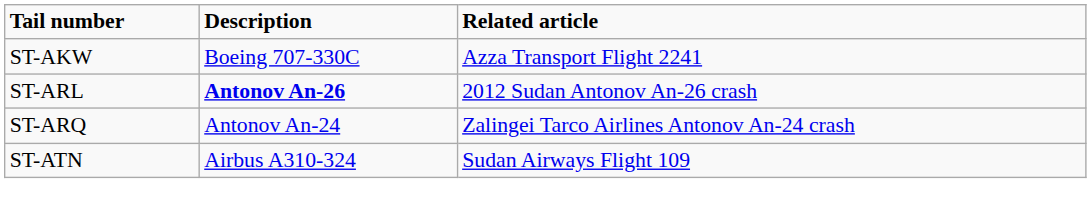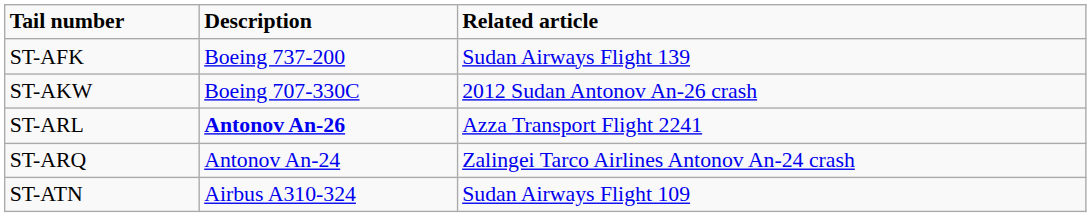+ row: (47, 56)
(582, 56) Azza Transport Flight 2241 -> (610, 90) 2012 Sudan Antonov An-26 crash
(610, 90) 2012 Sudan Antonov An-26 crash -> (582, 125) Azza Transport Flight 2241
